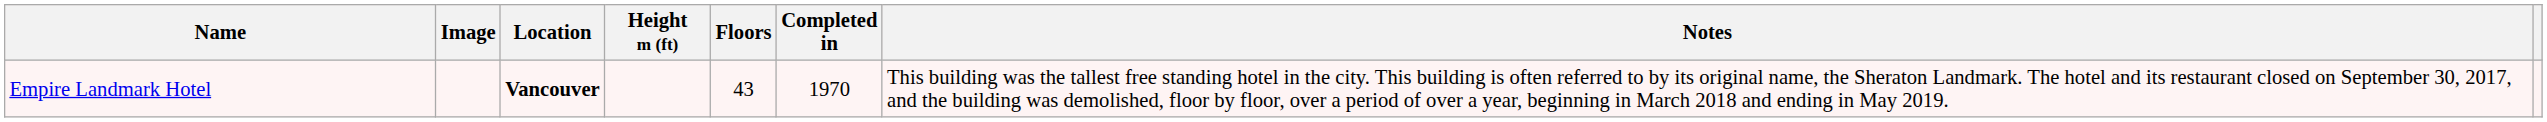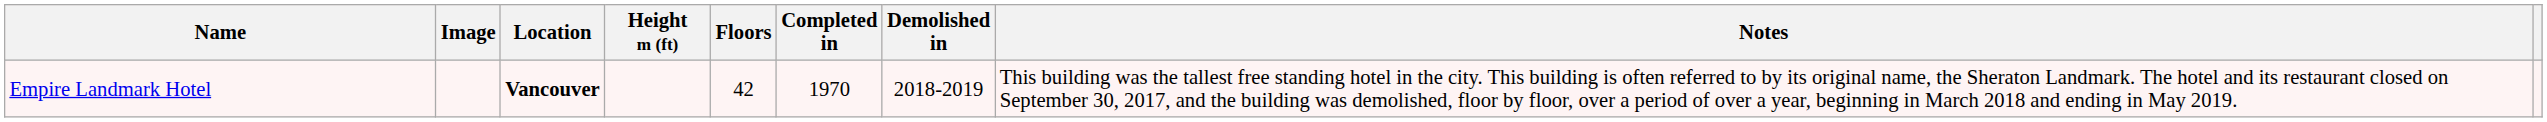+ column: (939, 32)
(744, 88) 43 -> (744, 88) 42
